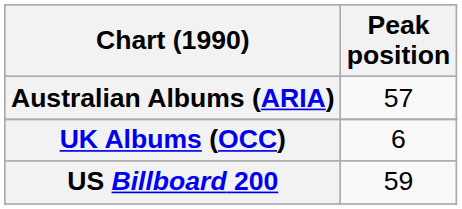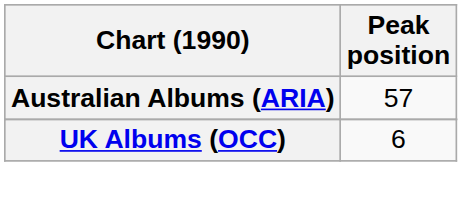- row: (173, 181)
